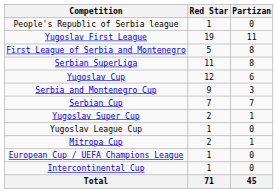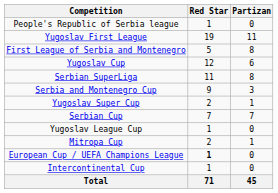rows swapped: (96, 63) <-> (96, 77)
rows swapped: (96, 103) <-> (96, 116)
(209, 155) normal -> (209, 155) bold
